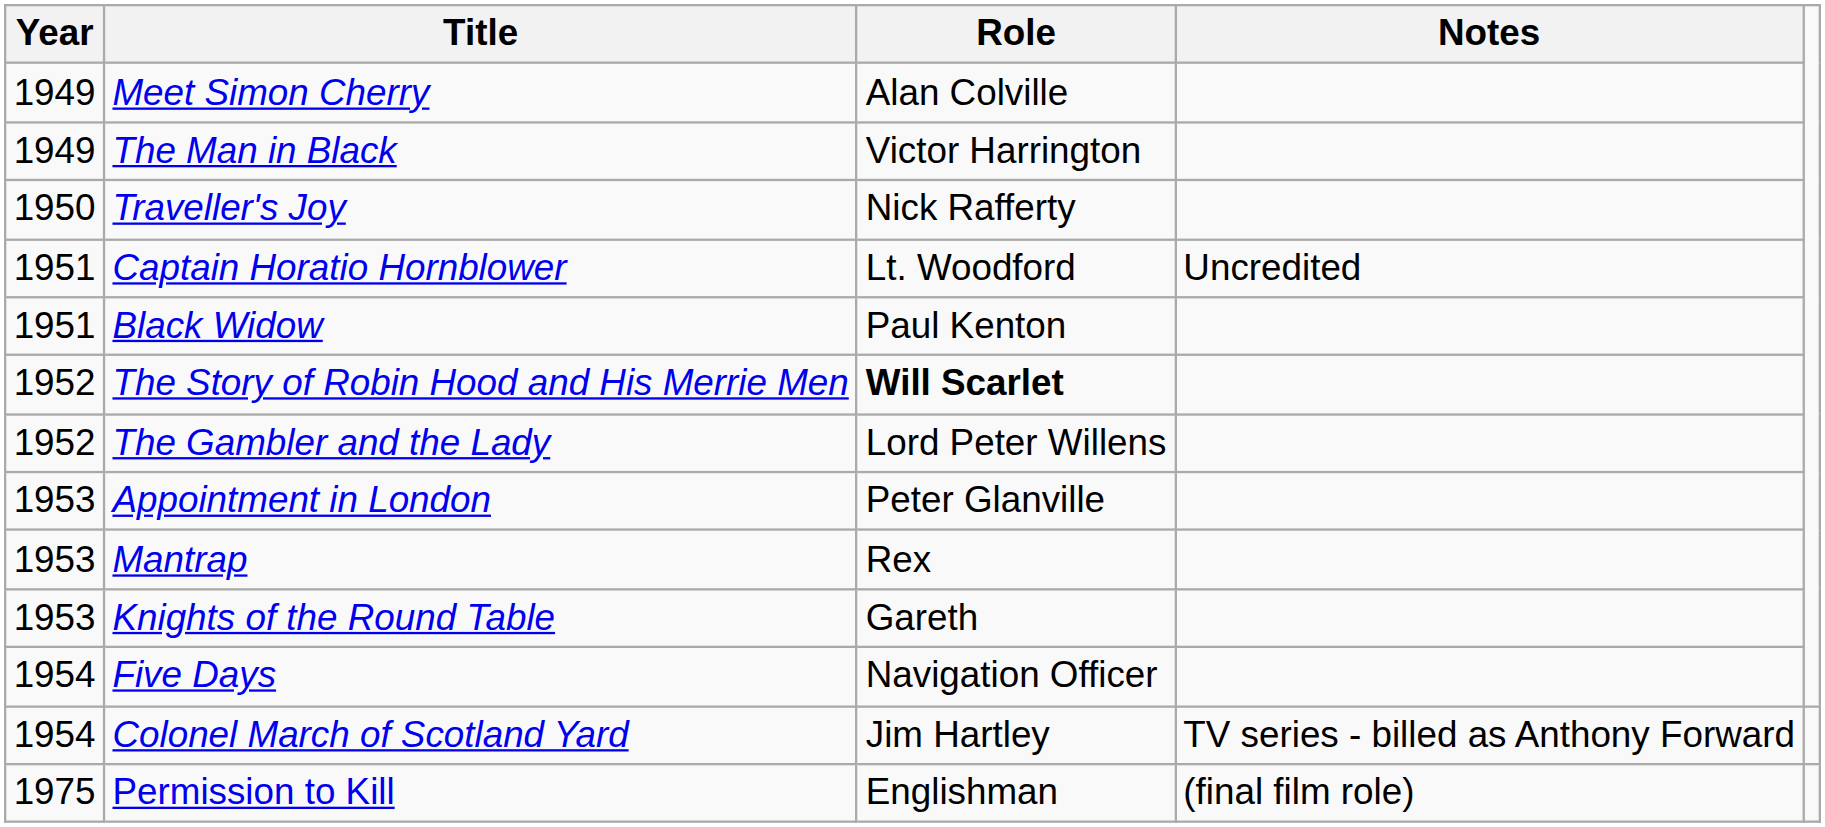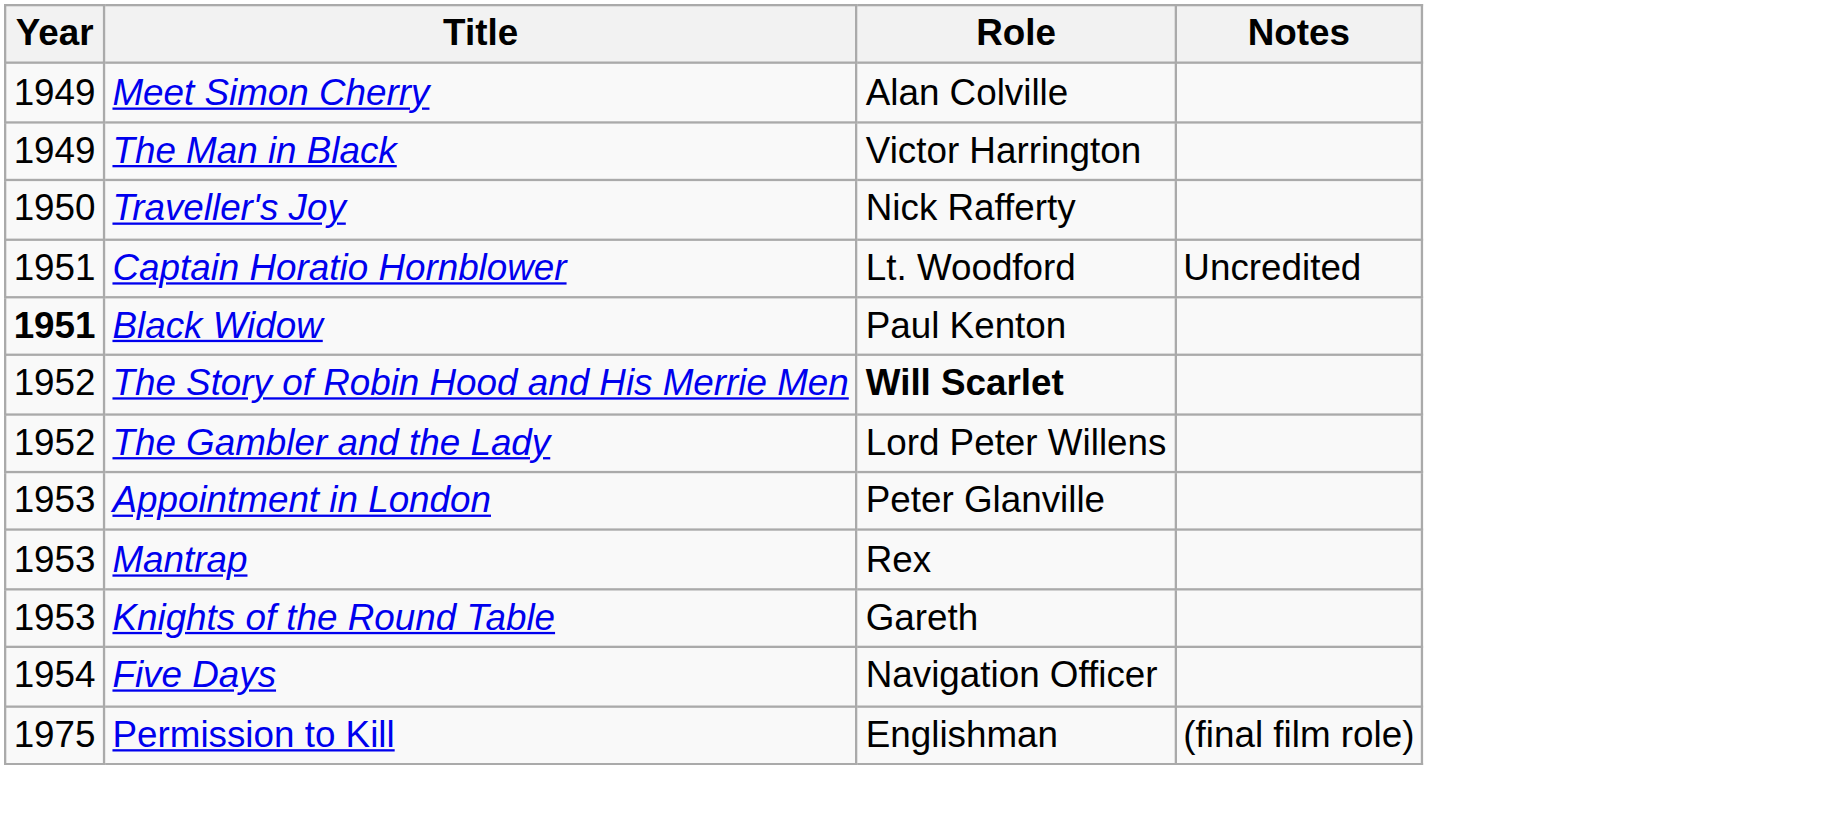(55, 325) normal -> (55, 325) bold
- row: (371, 734)
